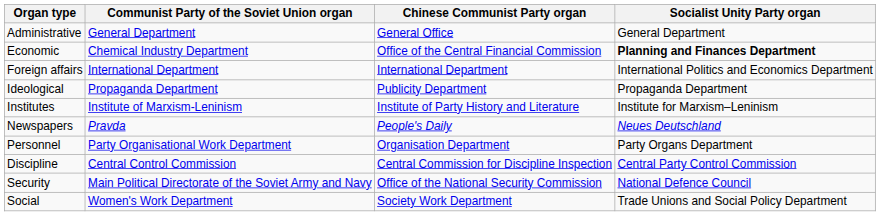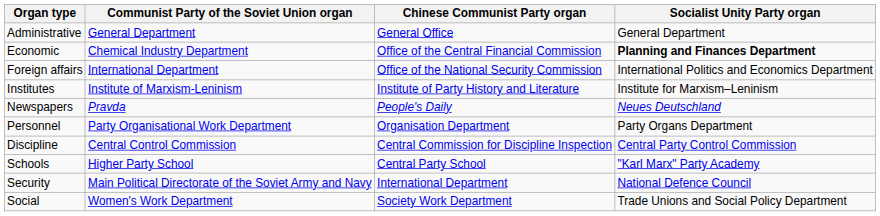(442, 70) International Department -> (490, 70) Office of the National Security Commission
- row: (35, 88)
+ row: (28, 164)
(490, 182) Office of the National Security Commission -> (442, 182) International Department
